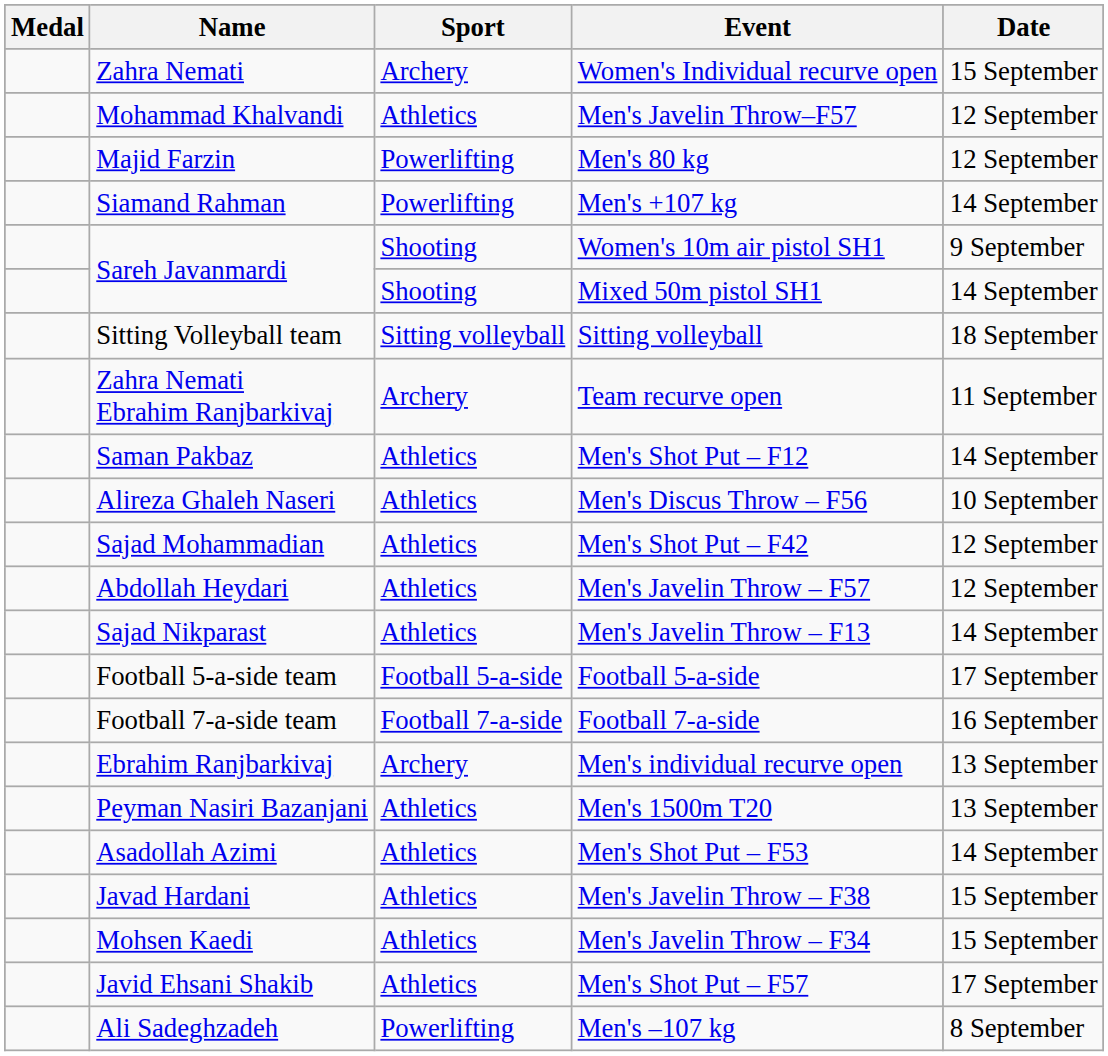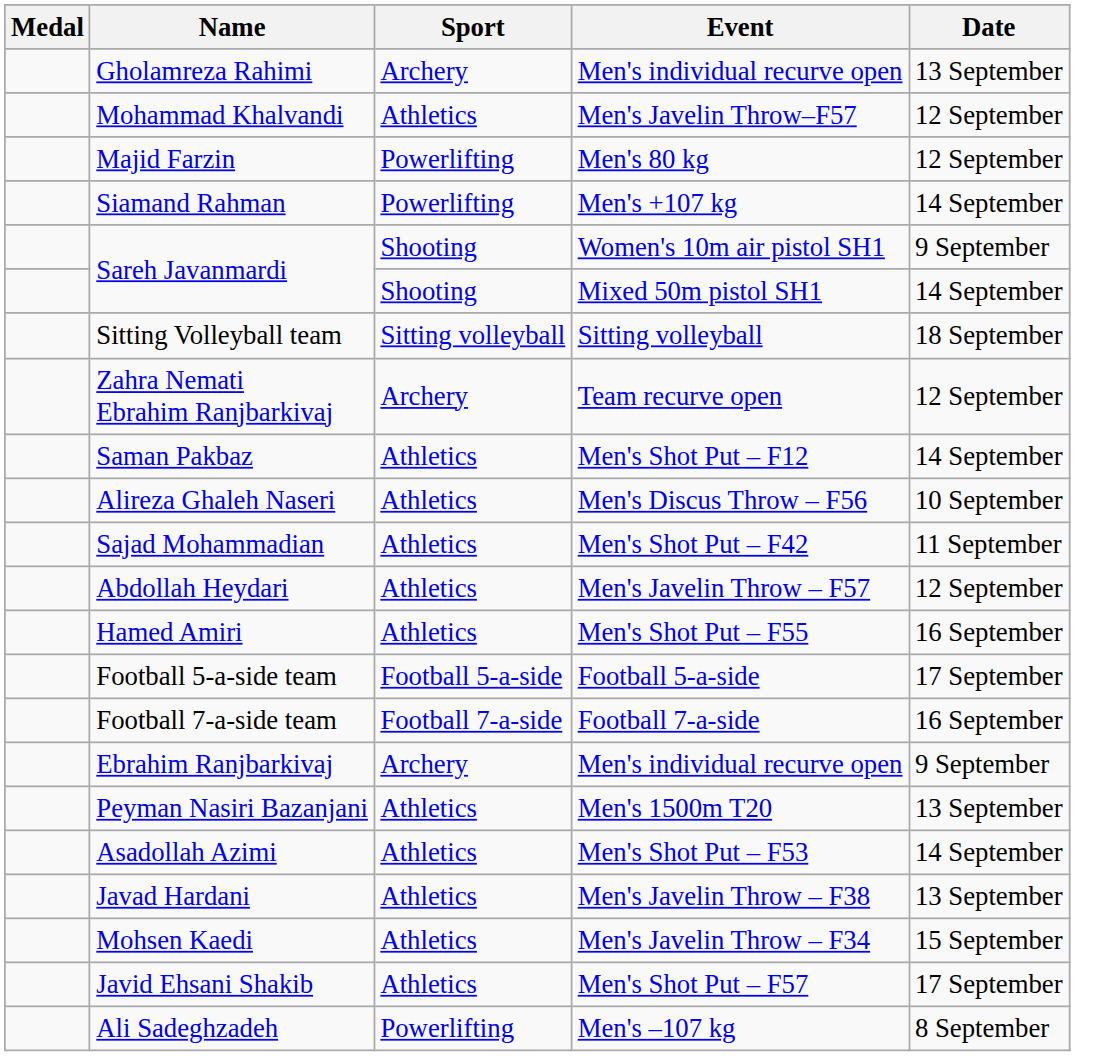+ row: (204, 70)
- row: (170, 70)
(1023, 395) 11 September -> (989, 395) 12 September
(1024, 543) 12 September -> (988, 543) 11 September
- row: (181, 631)
+ row: (169, 631)
(1024, 764) 13 September -> (982, 764) 9 September
(1024, 896) 15 September -> (989, 896) 13 September
